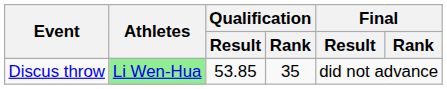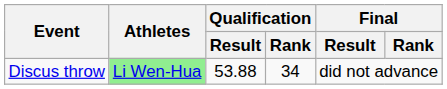(235, 72) 53.85 -> (235, 72) 53.88
(290, 72) 35 -> (290, 72) 34
